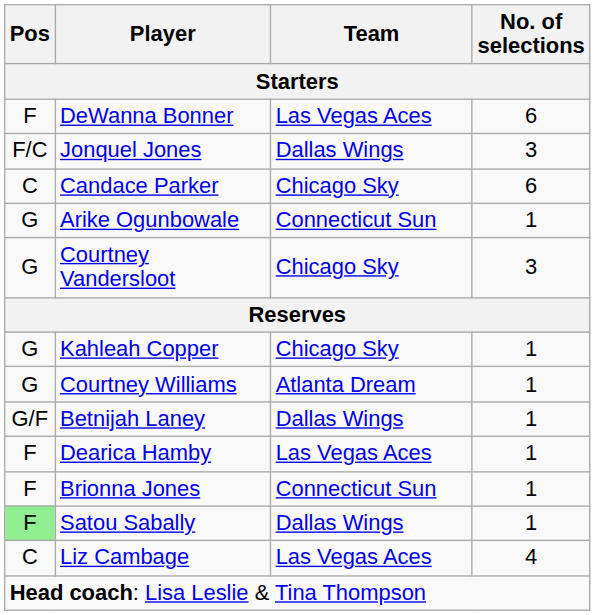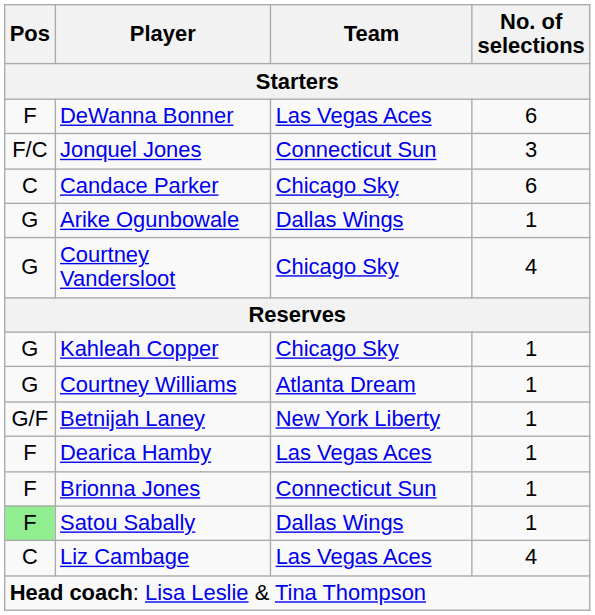(340, 150) Dallas Wings -> (356, 150) Connecticut Sun
(356, 220) Connecticut Sun -> (340, 220) Dallas Wings
(531, 267) 3 -> (531, 267) 4
(340, 418) Dallas Wings -> (358, 418) New York Liberty
